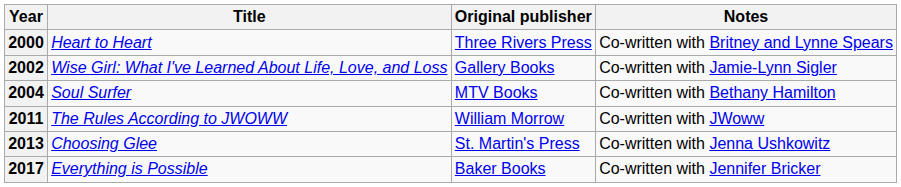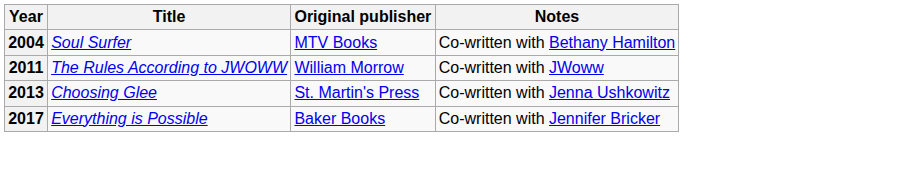- row: (26, 42)
- row: (26, 67)
